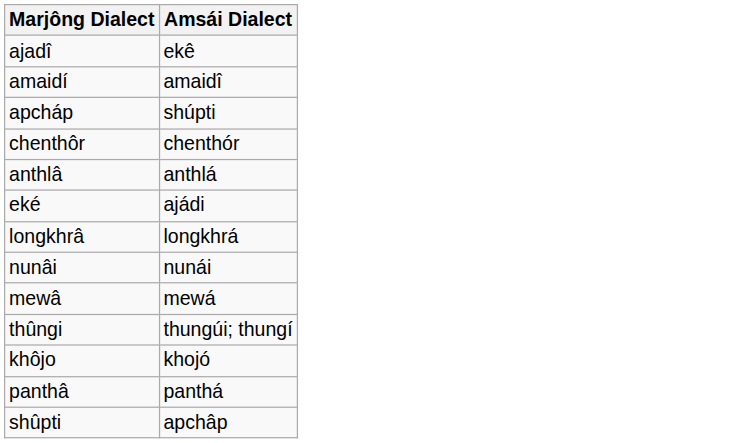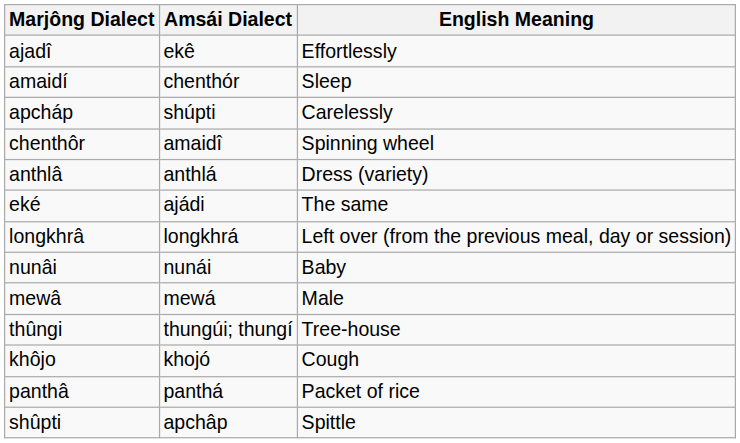+ column: (516, 19)
(193, 81) amaidî -> (201, 81) chenthór
(201, 143) chenthór -> (193, 143) amaidî
